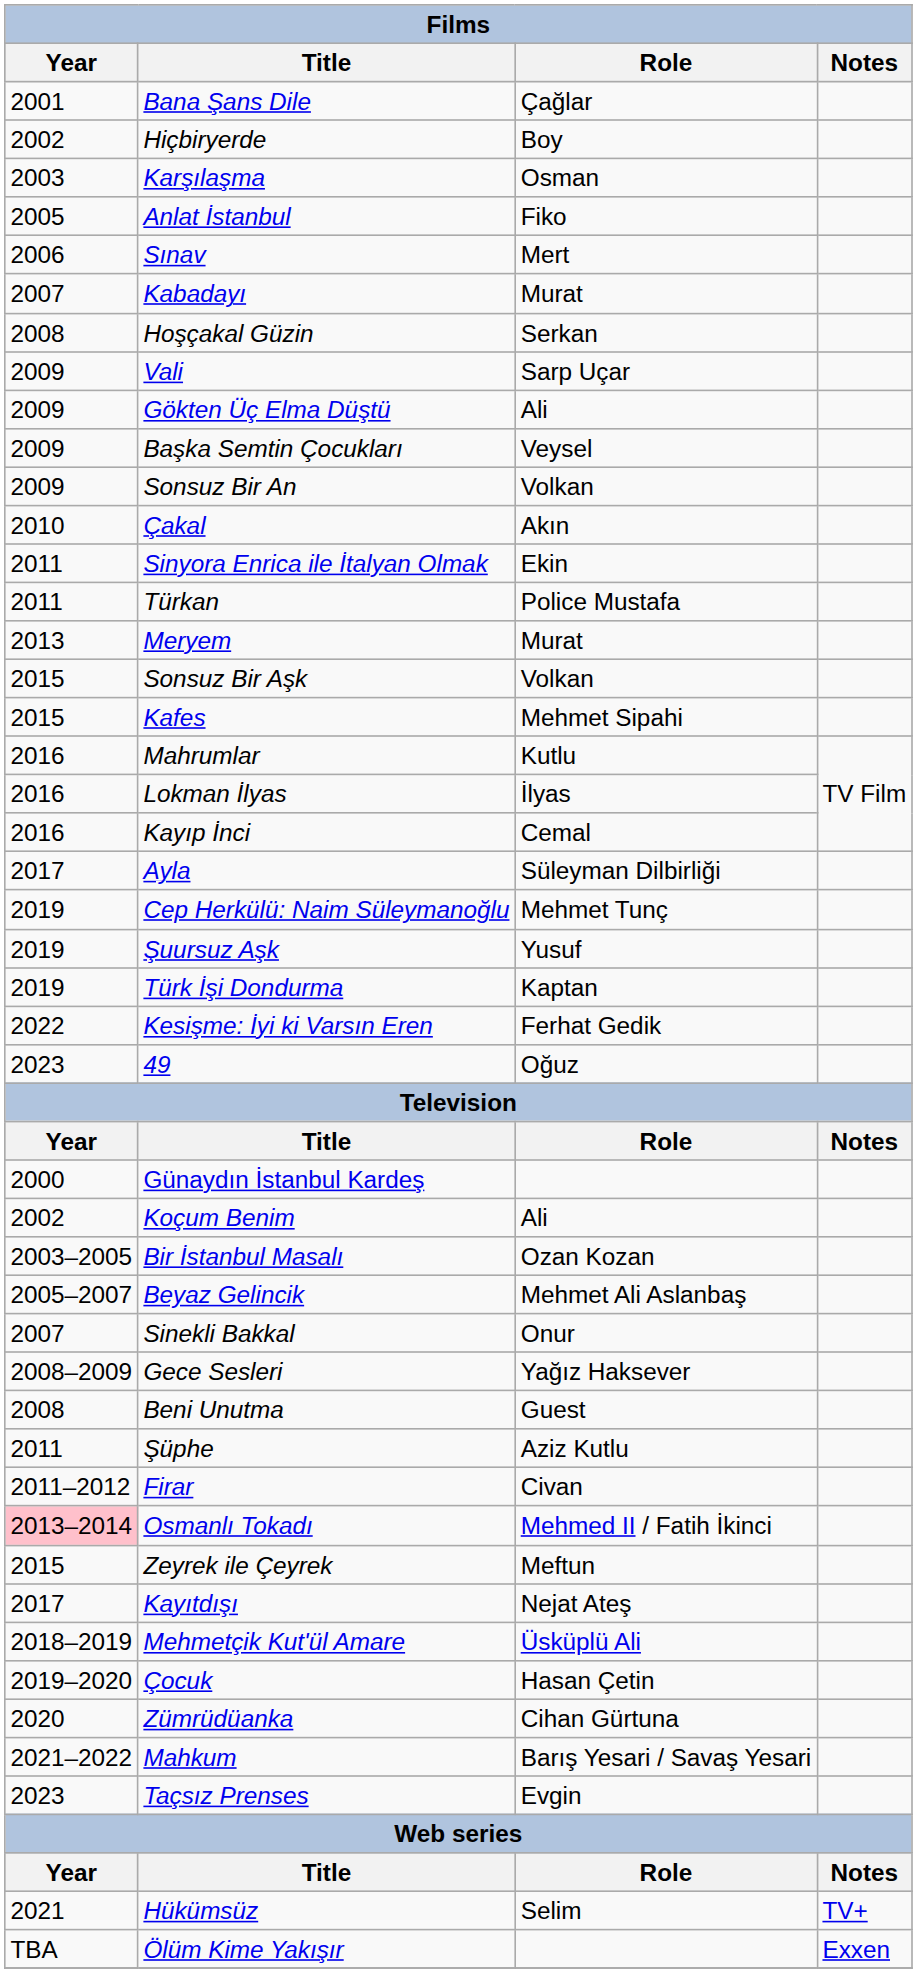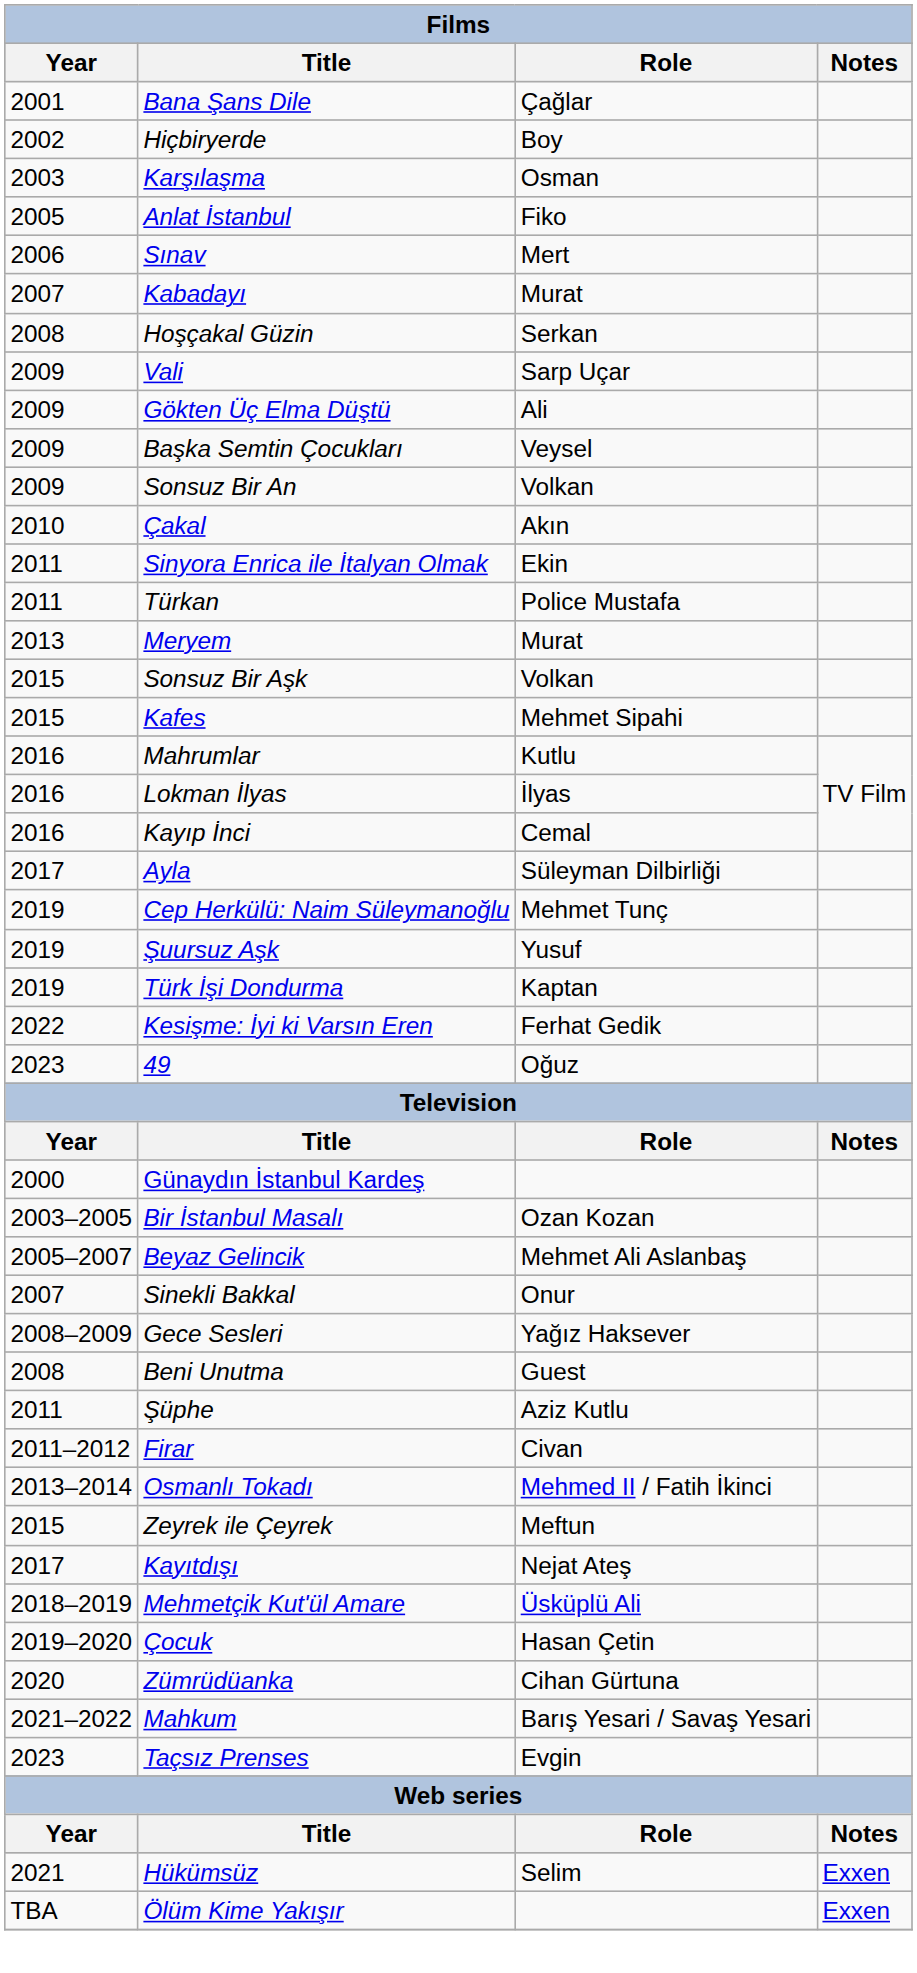- row: (219, 1218)
(71, 1526) pink background -> (71, 1487) no background
(845, 1911) TV+ -> (856, 1872) Exxen
